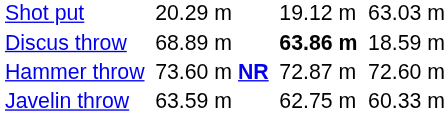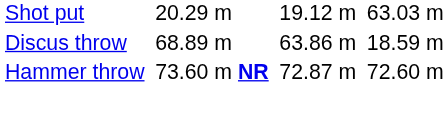(318, 42) bold -> (318, 42) normal
- row: (67, 101)
